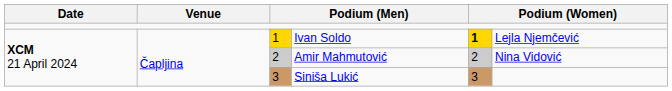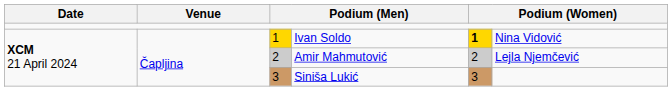(537, 38) Lejla Njemčević -> (528, 38) Nina Vidović
(528, 57) Nina Vidović -> (537, 57) Lejla Njemčević
